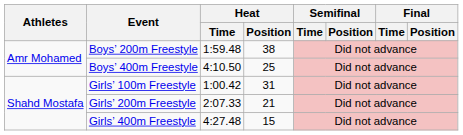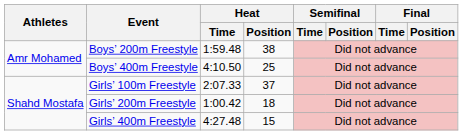(222, 86) 1:00.42 -> (222, 86) 2:07.33
(269, 86) 31 -> (269, 86) 37
(222, 104) 2:07.33 -> (222, 104) 1:00.42
(269, 104) 21 -> (269, 104) 18
